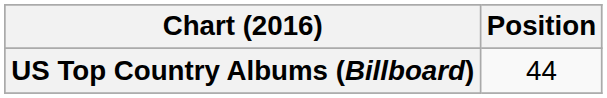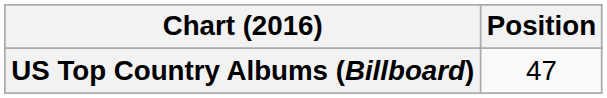(541, 70) 44 -> (541, 70) 47
